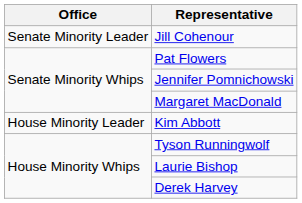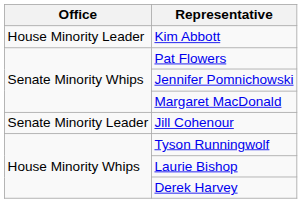rows swapped: (194, 36) <-> (187, 123)
